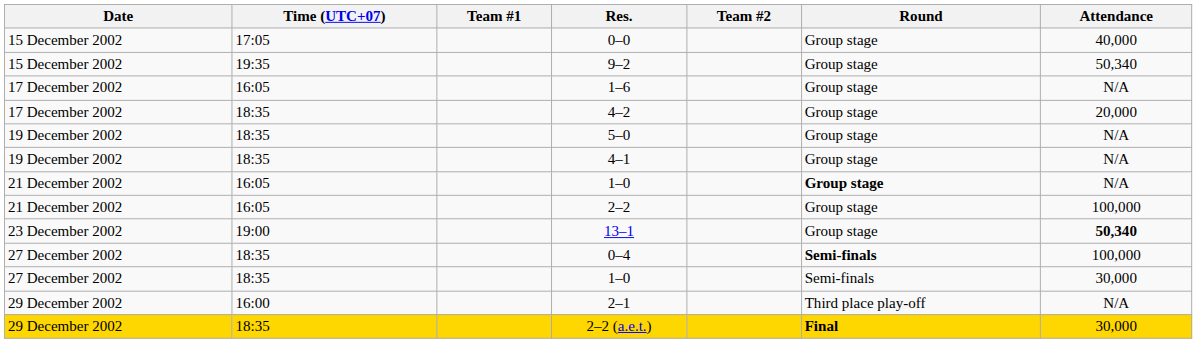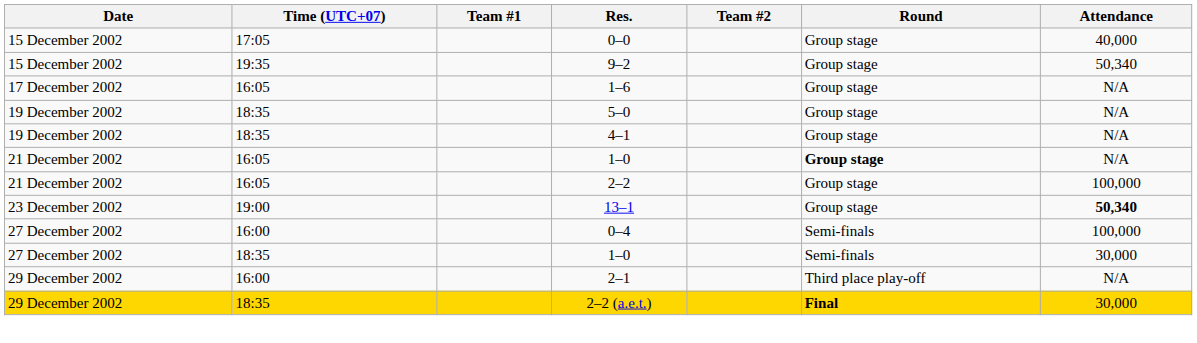- row: (65, 111)
(253, 254) 18:35 -> (253, 231) 16:00
(841, 254) bold -> (839, 231) normal
